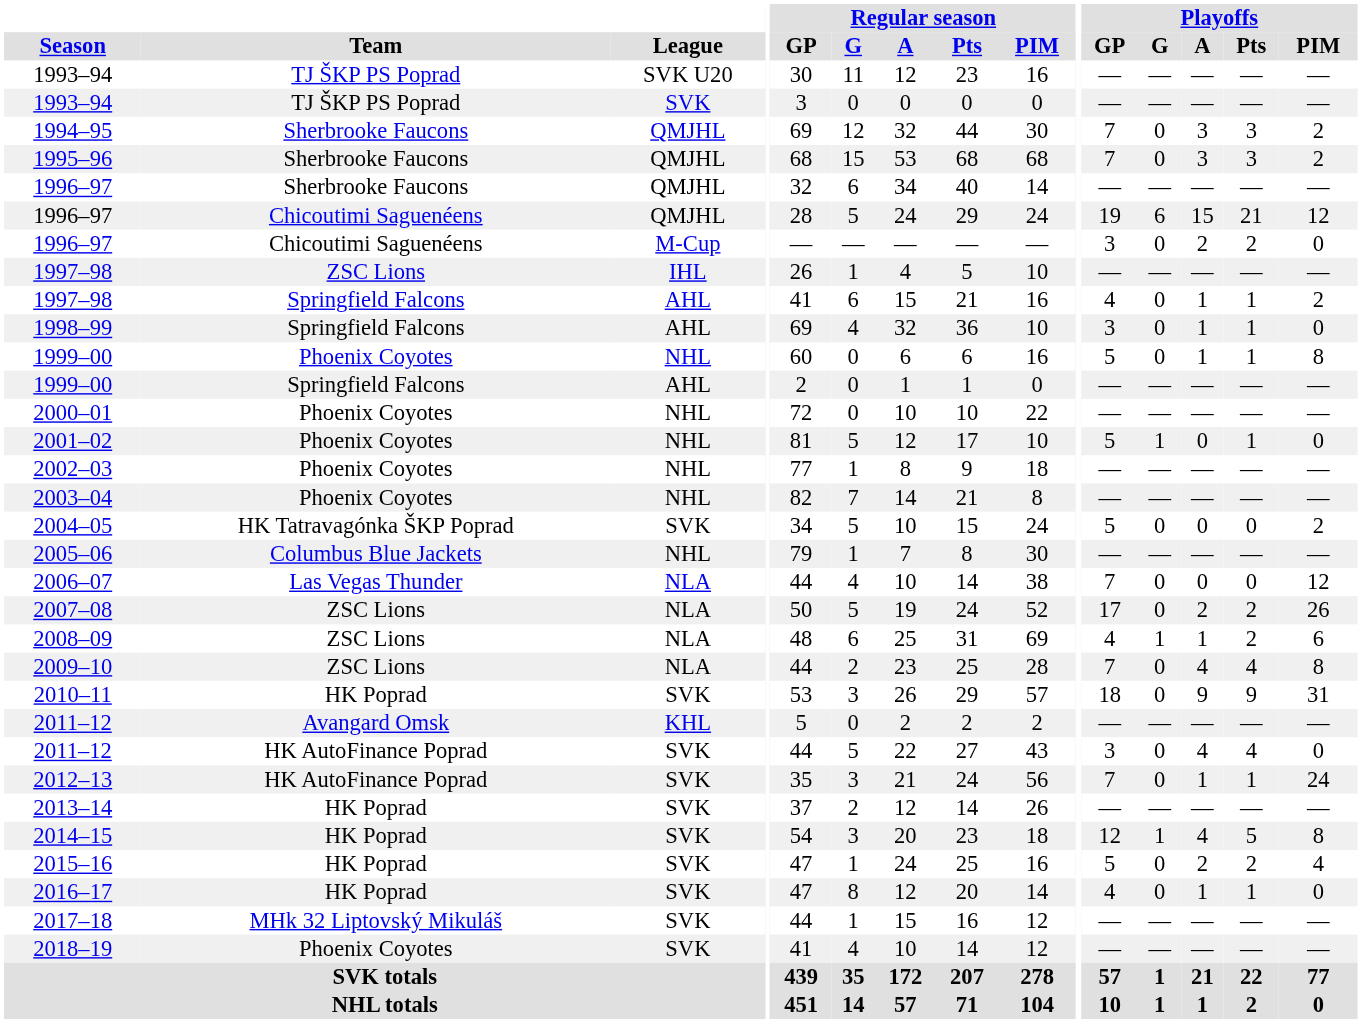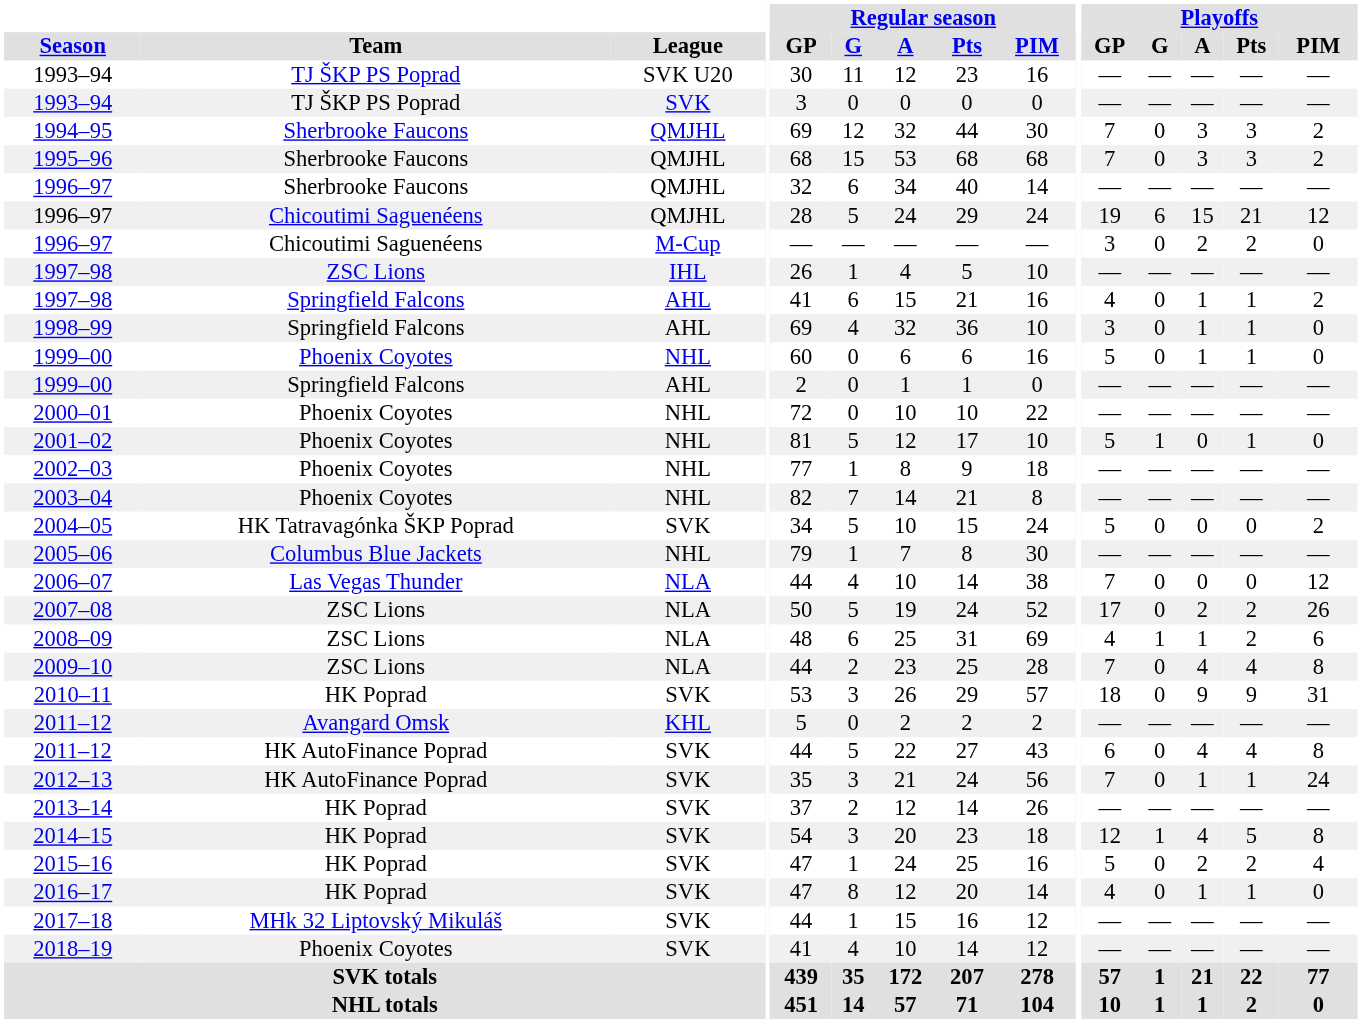(1318, 356) 8 -> (1318, 356) 0
(1110, 751) 3 -> (1110, 751) 6
(1318, 751) 0 -> (1318, 751) 8
